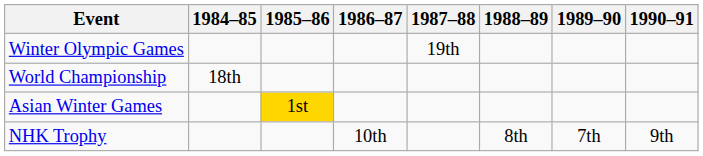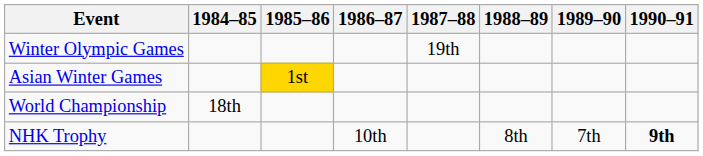rows swapped: (88, 77) <-> (85, 106)
(662, 135) normal -> (662, 135) bold
